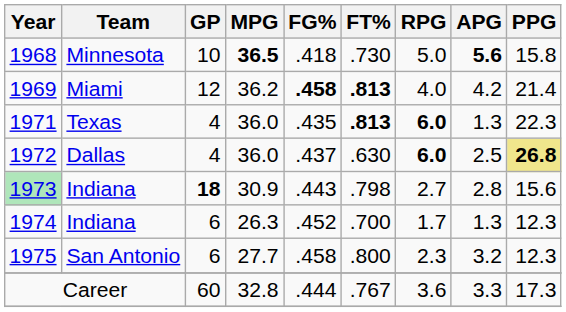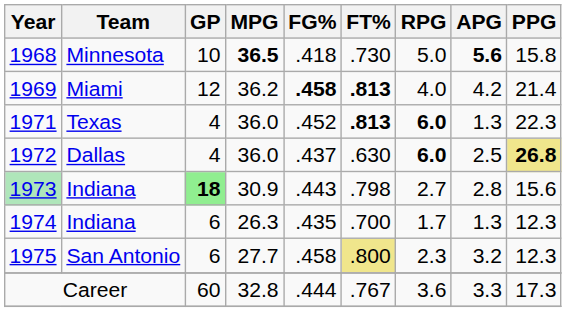(316, 122) .435 -> (316, 122) .452
(209, 189) no background -> (209, 189) lightgreen background
(316, 222) .452 -> (316, 222) .435
(370, 256) no background -> (370, 256) khaki background
